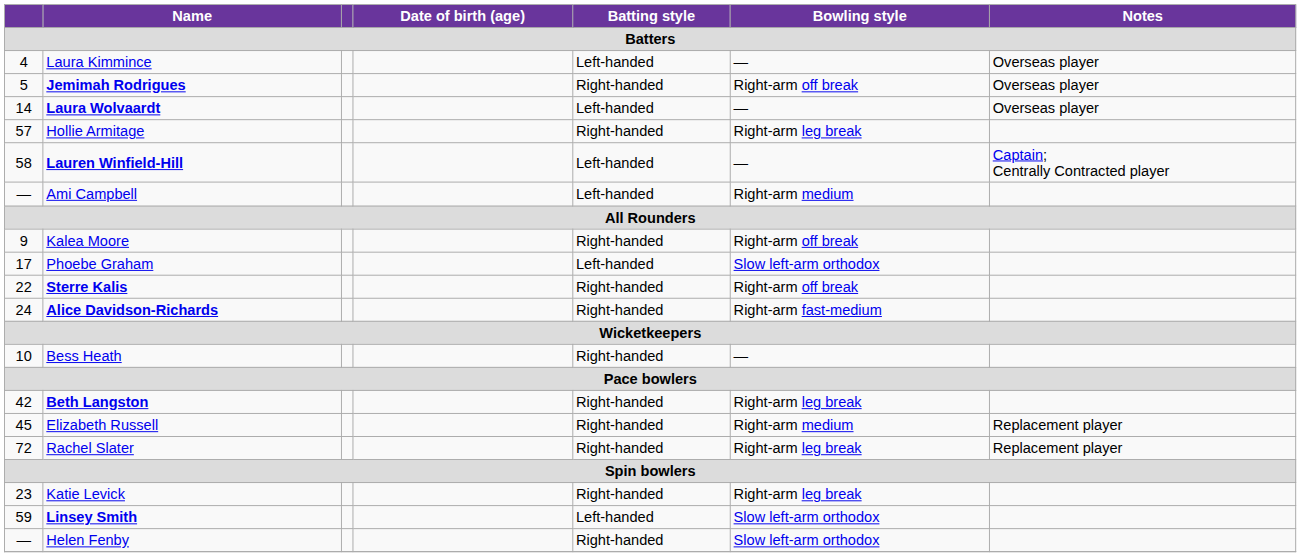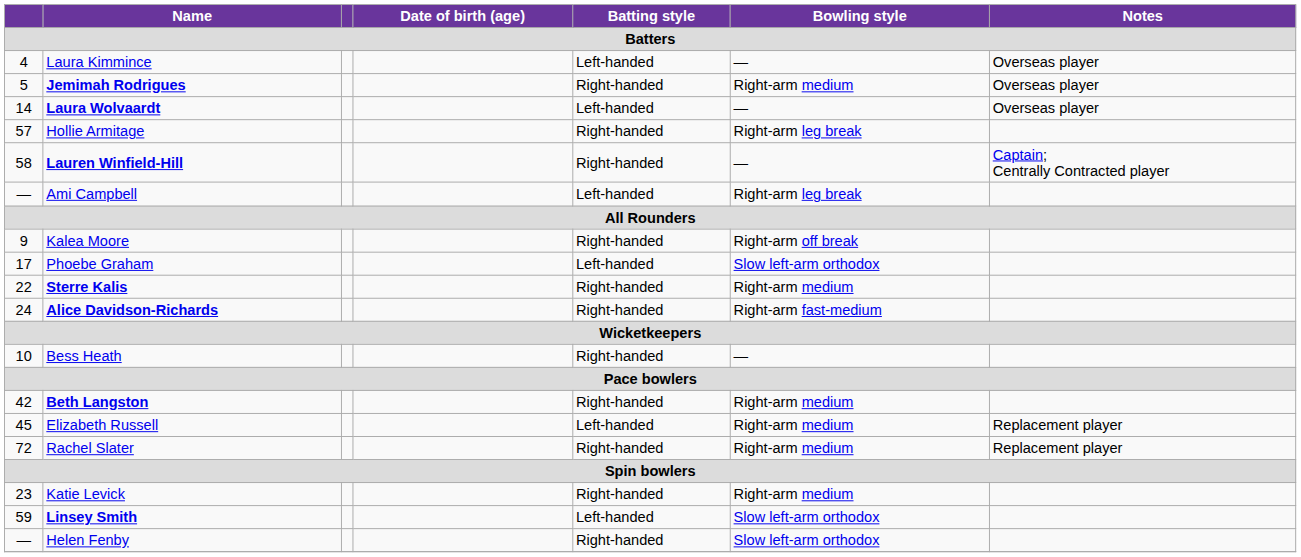(796, 86) Right-arm off break -> (794, 86) Right-arm medium
(615, 163) Left-handed -> (620, 163) Right-handed
(794, 194) Right-arm medium -> (798, 194) Right-arm leg break
(796, 287) Right-arm off break -> (794, 287) Right-arm medium
(798, 402) Right-arm leg break -> (794, 402) Right-arm medium
(620, 425) Right-handed -> (615, 425) Left-handed
(798, 448) Right-arm leg break -> (794, 448) Right-arm medium
(798, 495) Right-arm leg break -> (794, 495) Right-arm medium
